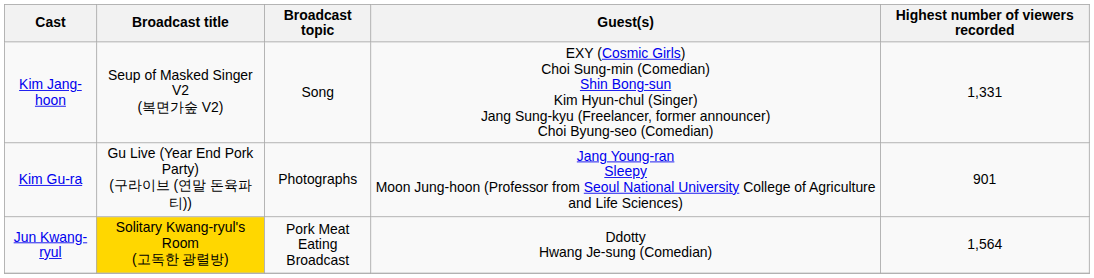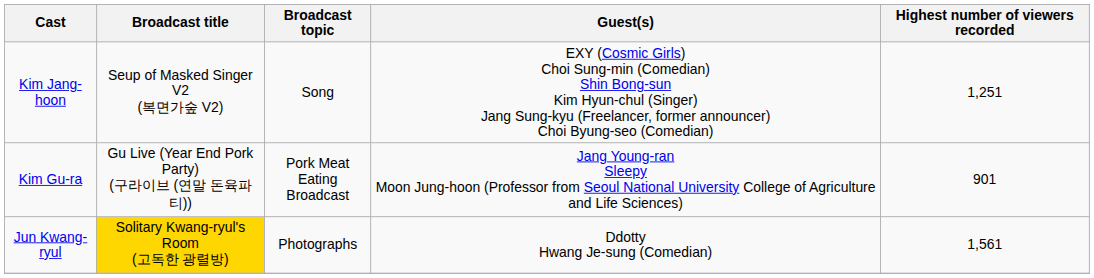(985, 92) 1,331 -> (985, 92) 1,251
(318, 179) Photographs -> (318, 179) Pork Meat Eating Broadcast
(318, 244) Pork Meat Eating Broadcast -> (318, 244) Photographs
(985, 244) 1,564 -> (985, 244) 1,561
